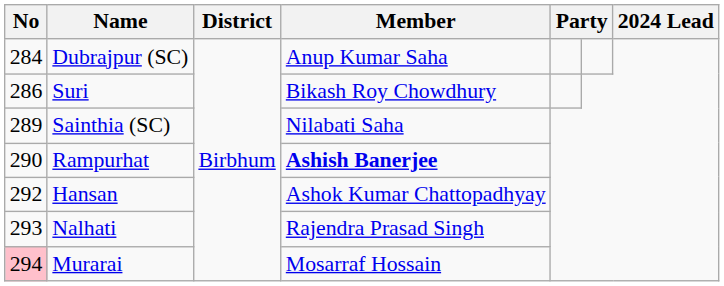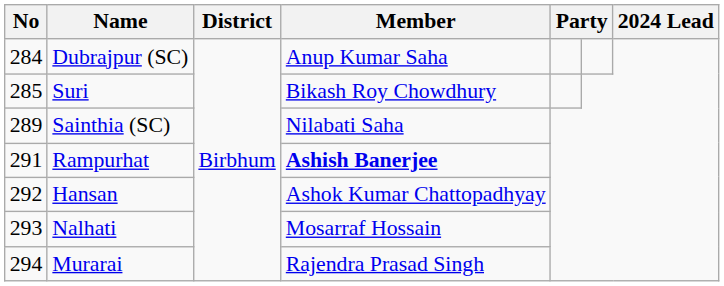(26, 90) 286 -> (26, 90) 285
(26, 159) 290 -> (26, 159) 291
(385, 228) Rajendra Prasad Singh -> (363, 228) Mosarraf Hossain
(26, 263) pink background -> (26, 263) no background
(363, 263) Mosarraf Hossain -> (385, 263) Rajendra Prasad Singh
